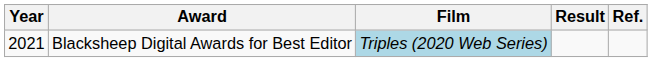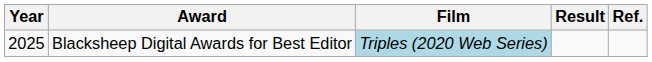(26, 43) 2021 -> (26, 43) 2025
